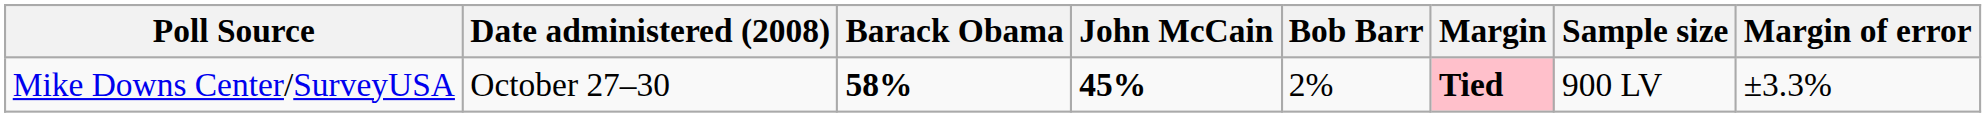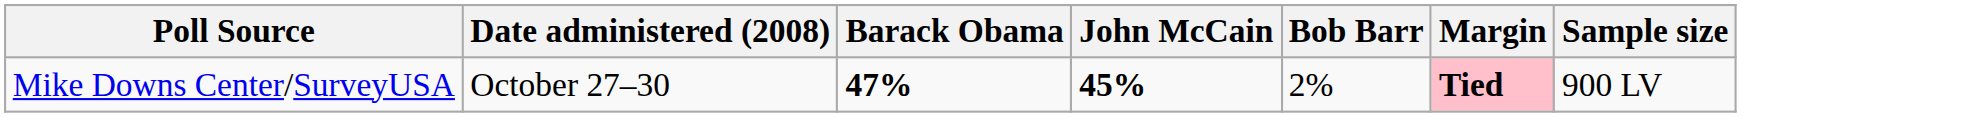- column: (1858, 31)
(879, 84) 58% -> (879, 84) 47%
